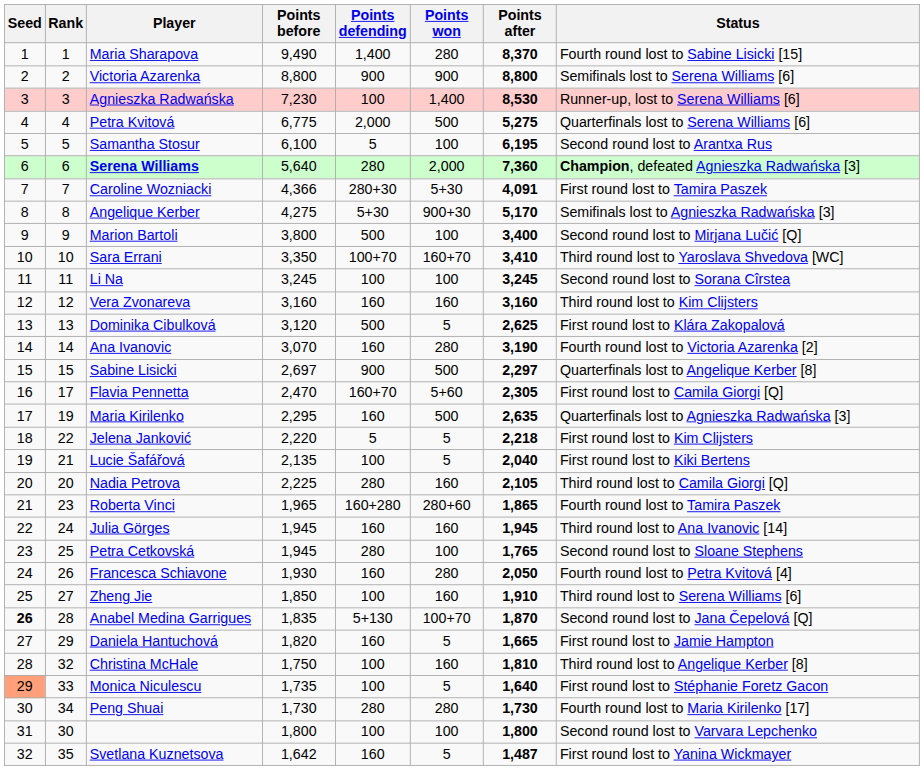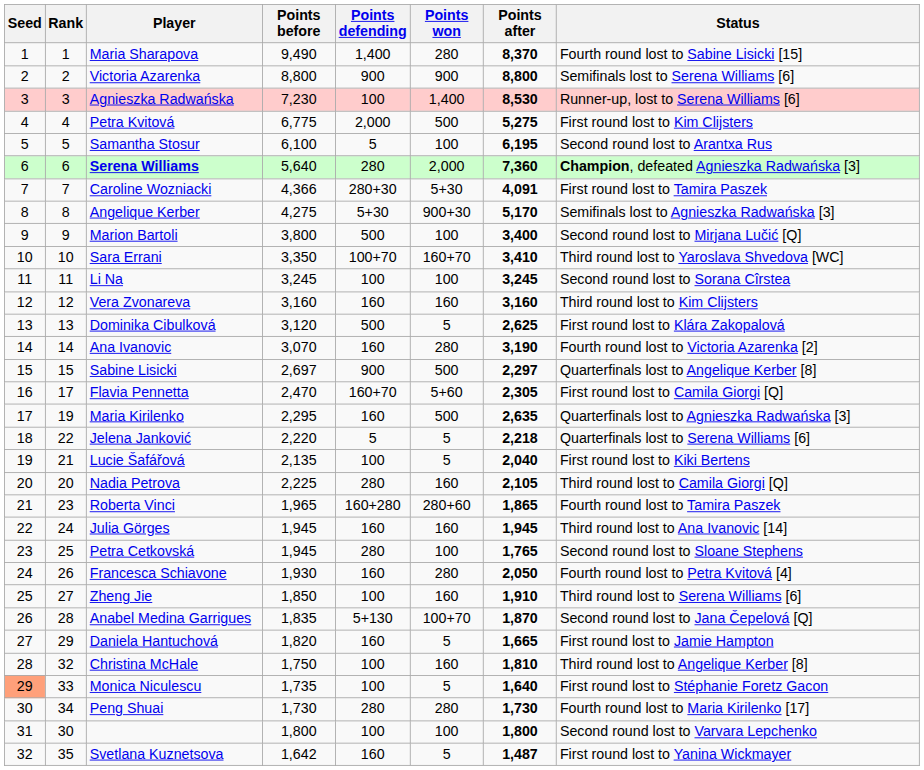(685, 122) Quarterfinals lost to Serena Williams [6] -> (656, 122) First round lost to Kim Clijsters
(656, 438) First round lost to Kim Clijsters -> (685, 438) Quarterfinals lost to Serena Williams [6]
(25, 618) bold -> (25, 618) normal
